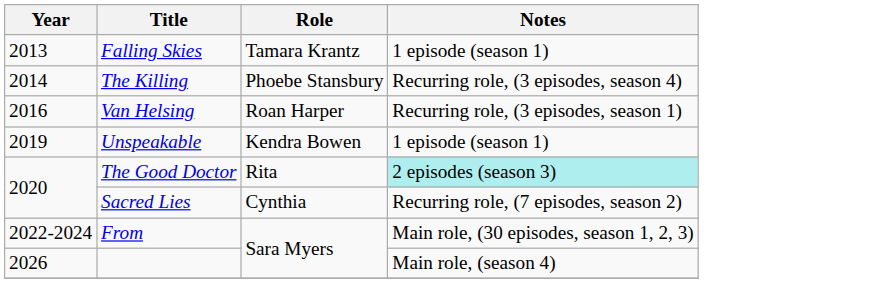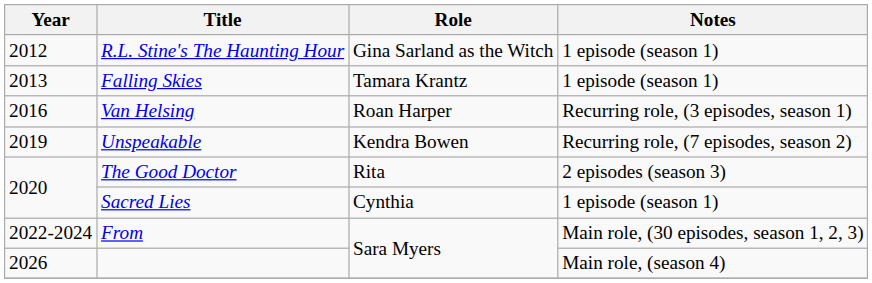+ row: (28, 50)
- row: (28, 80)
(470, 141) 1 episode (season 1) -> (707, 141) Recurring role, (7 episodes, season 2)
(474, 171) paleturquoise background -> (644, 171) no background
(537, 202) Recurring role, (7 episodes, season 2) -> (640, 202) 1 episode (season 1)
